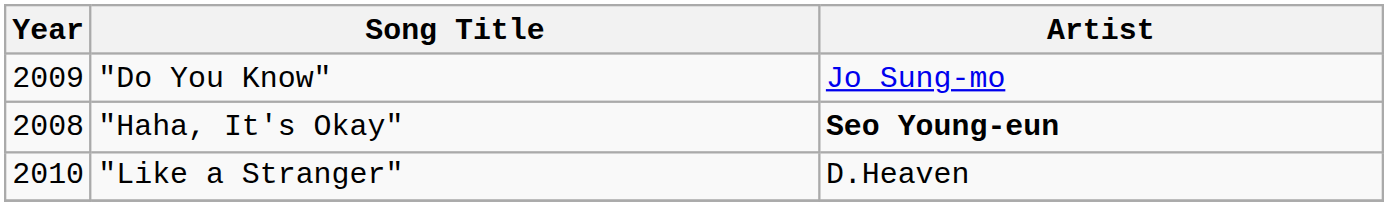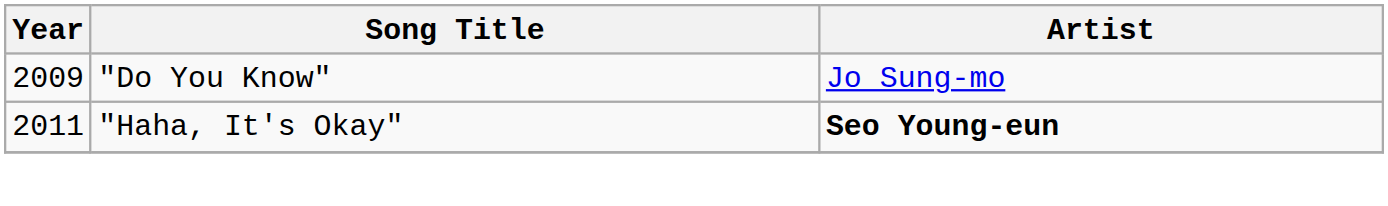(48, 127) 2008 -> (48, 127) 2011
- row: (251, 176)
